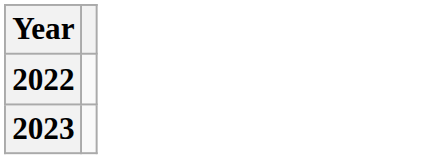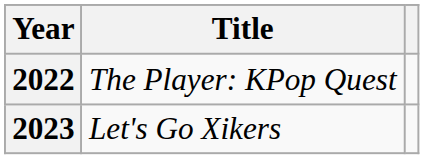+ column: (243, 29)
